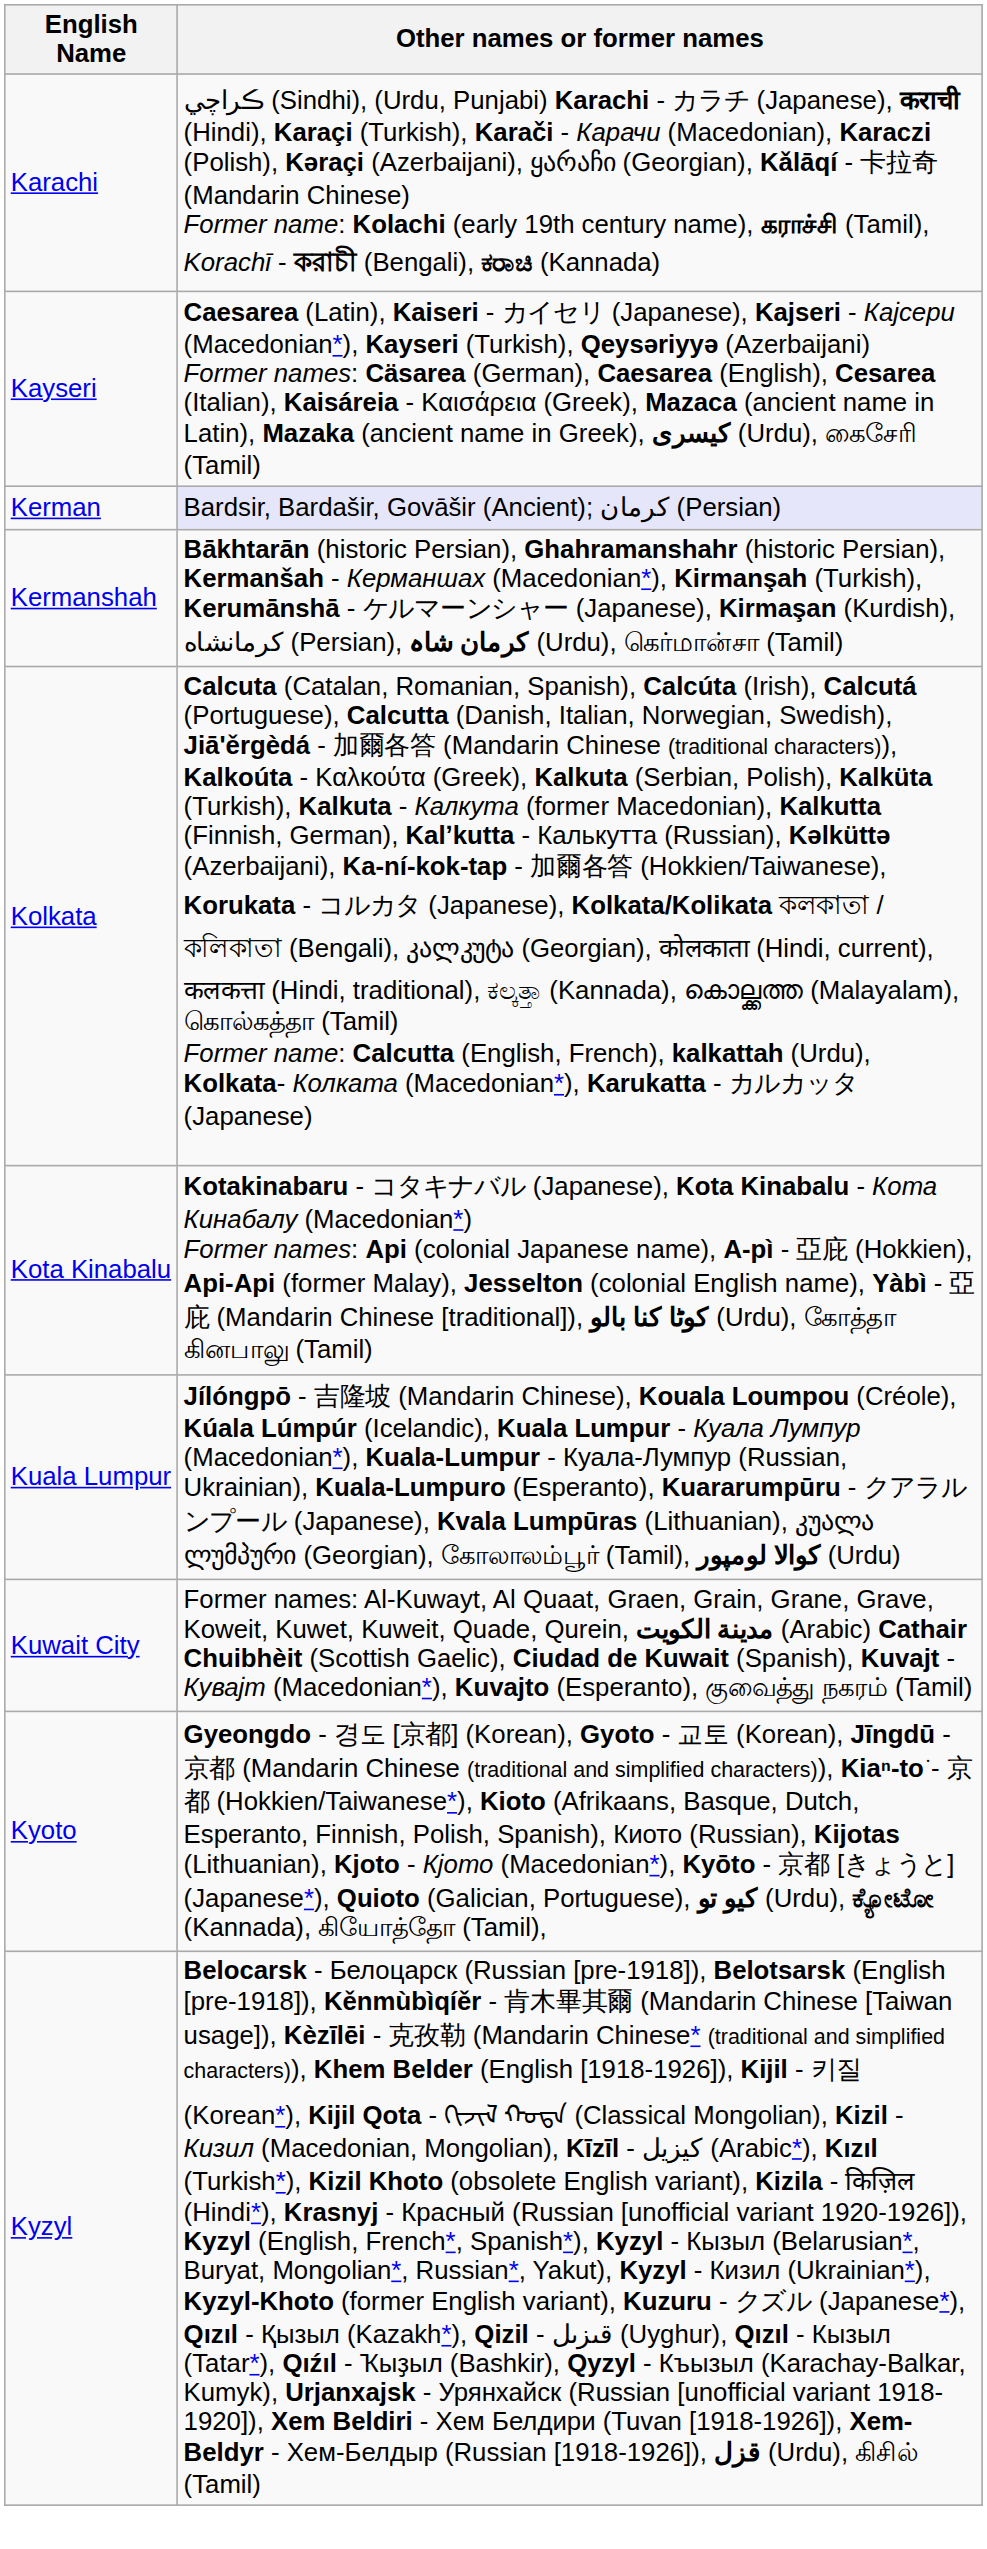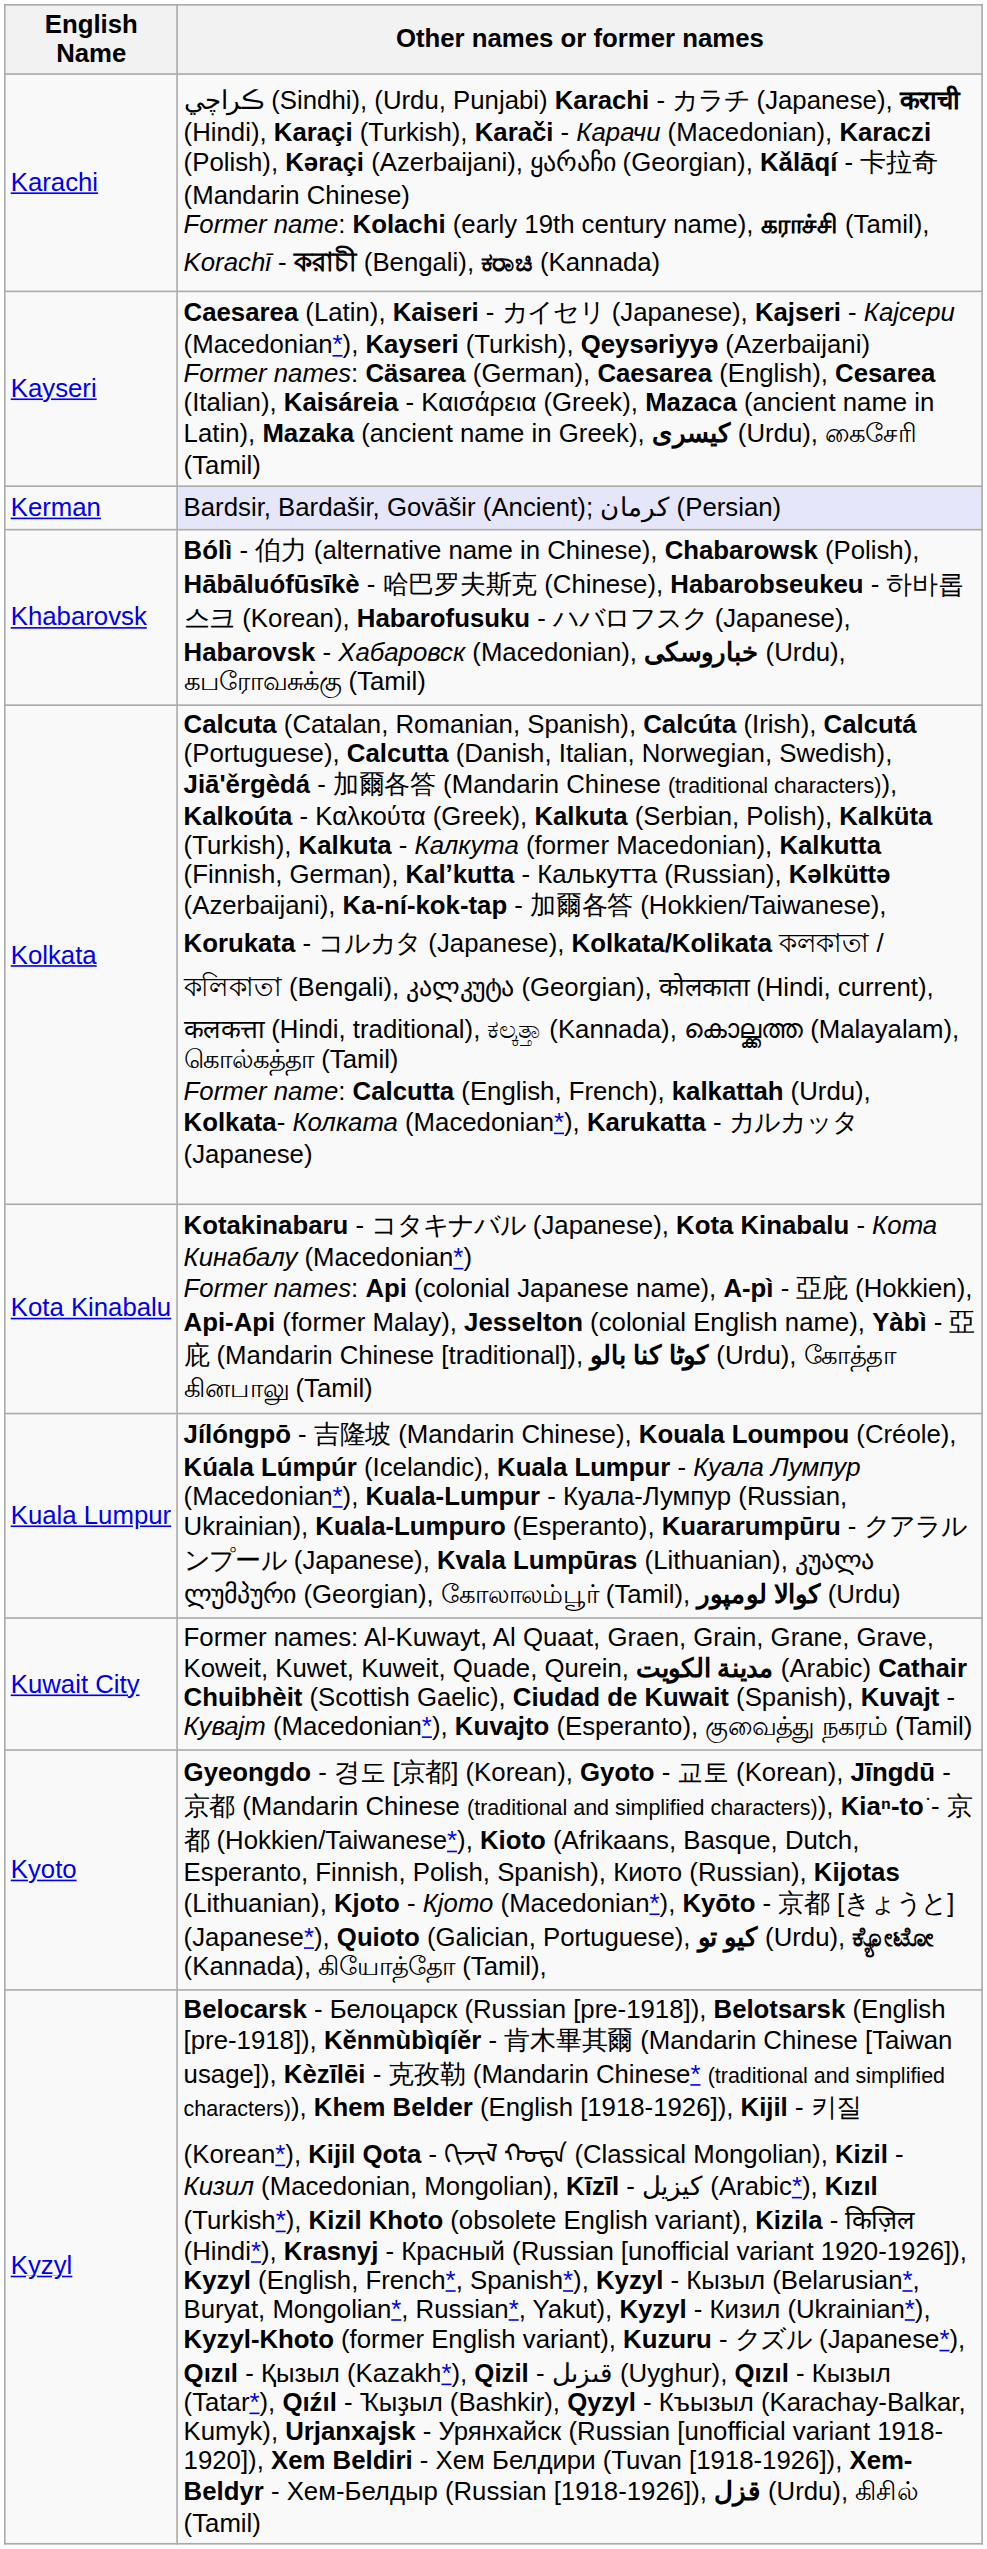- row: (84, 597)
+ row: (79, 616)
